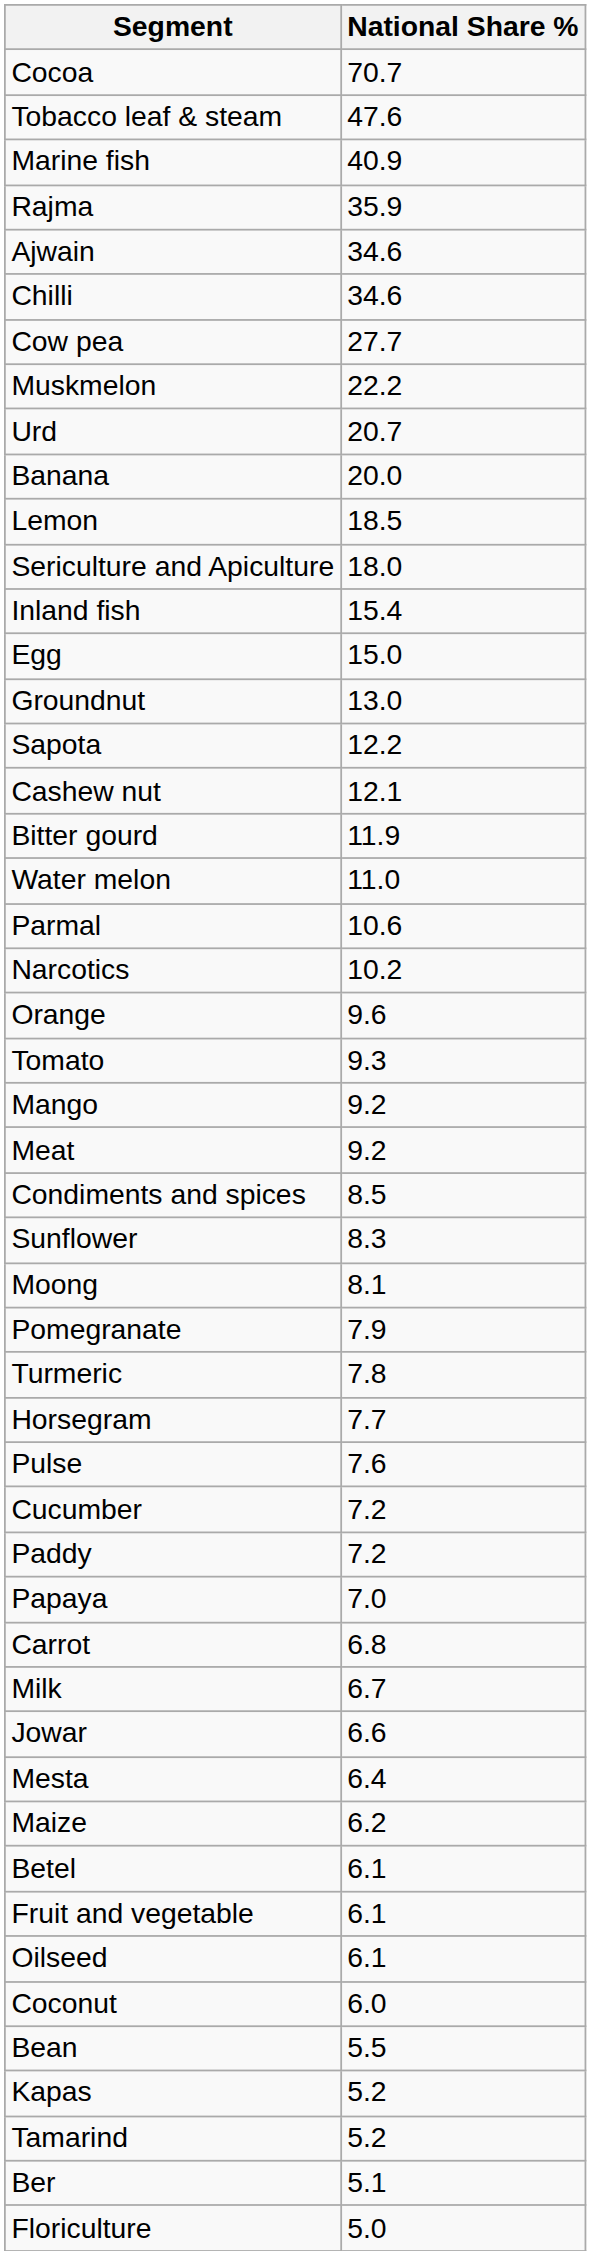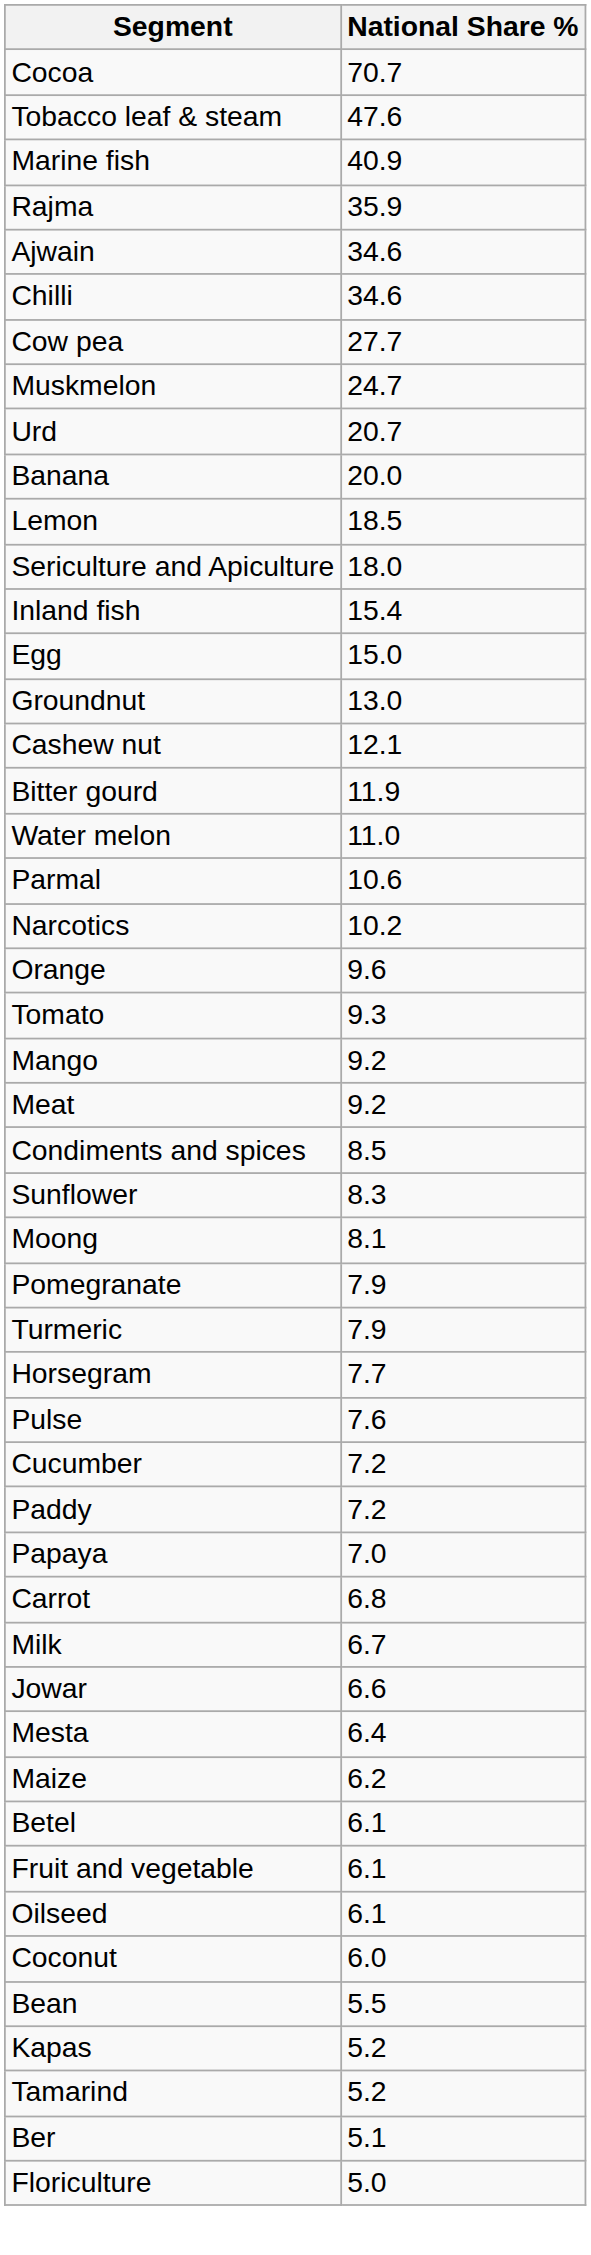(375, 386) 22.2 -> (375, 386) 24.7
- row: (56, 745)
(367, 1374) 7.8 -> (367, 1329) 7.9
